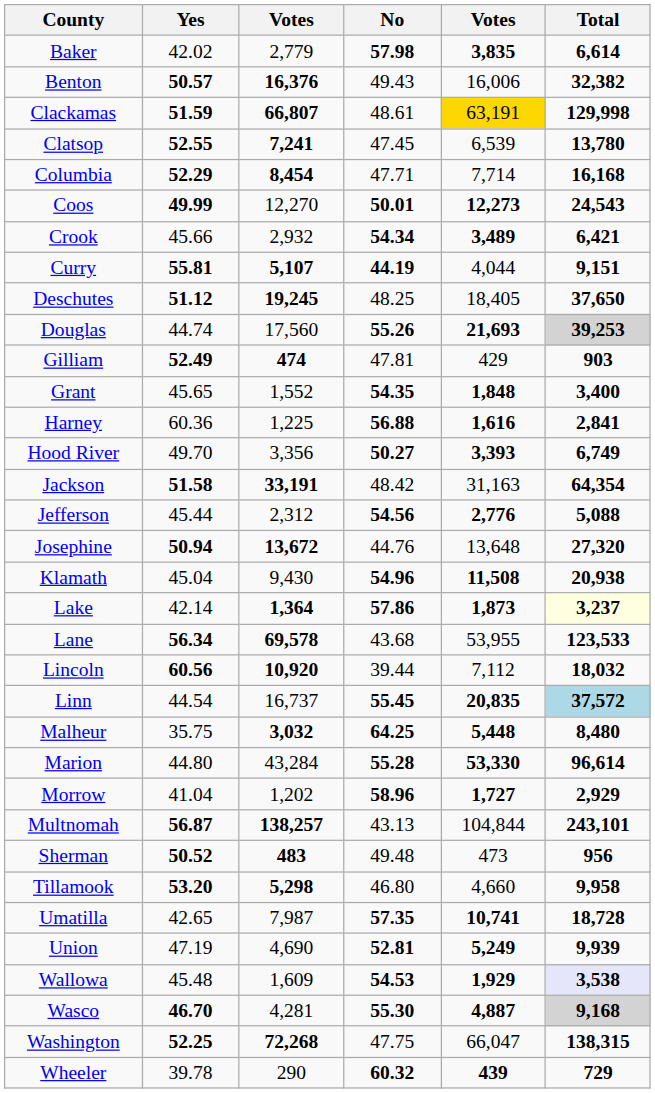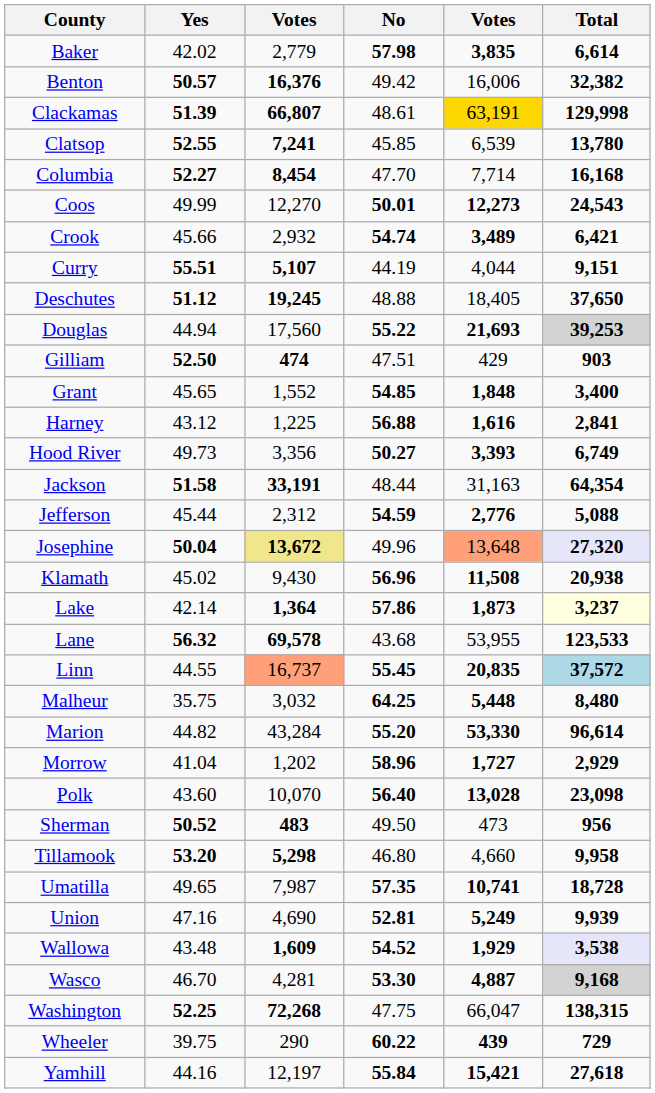(392, 81) 49.43 -> (394, 81) 49.42
(190, 112) 51.59 -> (195, 112) 51.39
(392, 143) 47.45 -> (394, 143) 45.85
(190, 174) 52.29 -> (195, 174) 52.27
(392, 174) 47.71 -> (394, 174) 47.70
(190, 205) bold -> (195, 205) normal
(392, 236) 54.34 -> (394, 236) 54.74
(190, 267) 55.81 -> (195, 267) 55.51
(392, 267) bold -> (394, 267) normal
(392, 298) 48.25 -> (394, 298) 48.88
(190, 329) 44.74 -> (195, 329) 44.94
(392, 329) 55.26 -> (394, 329) 55.22
(190, 360) 52.49 -> (195, 360) 52.50
(392, 360) 47.81 -> (394, 360) 47.51
(392, 391) 54.35 -> (394, 391) 54.85
(190, 422) 60.36 -> (195, 422) 43.12
(190, 453) 49.70 -> (195, 453) 49.73
(392, 484) 48.42 -> (394, 484) 48.44
(392, 515) 54.56 -> (394, 515) 54.59
(190, 546) 50.94 -> (195, 546) 50.04
(291, 546) no background -> (294, 546) khaki background
(392, 546) 44.76 -> (394, 546) 49.96
(493, 546) no background -> (493, 546) lightsalmon background
(598, 546) no background -> (597, 546) lavender background
(190, 577) 45.04 -> (195, 577) 45.02
(392, 577) 54.96 -> (394, 577) 56.96
(190, 639) 56.34 -> (195, 639) 56.32
- row: (73, 670)
(190, 701) 44.54 -> (195, 670) 44.55
(291, 701) no background -> (294, 670) lightsalmon background
(291, 732) bold -> (294, 701) normal
(190, 762) 44.80 -> (195, 732) 44.82
(392, 762) 55.28 -> (394, 732) 55.20
- row: (73, 824)
+ row: (75, 793)
(392, 855) 49.48 -> (394, 824) 49.50
(190, 917) 42.65 -> (195, 886) 49.65
(190, 948) 47.19 -> (195, 917) 47.16
(190, 979) 45.48 -> (195, 948) 43.48
(291, 979) normal -> (294, 948) bold
(392, 979) 54.53 -> (394, 948) 54.52
(190, 1010) bold -> (195, 979) normal
(392, 1010) 55.30 -> (394, 979) 53.30
(190, 1072) 39.78 -> (195, 1041) 39.75
(392, 1072) 60.32 -> (394, 1041) 60.22
+ row: (75, 1072)
